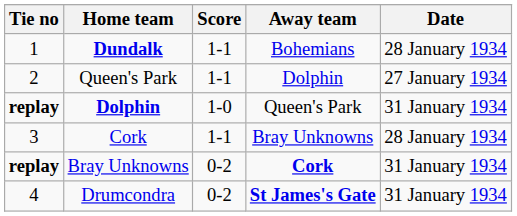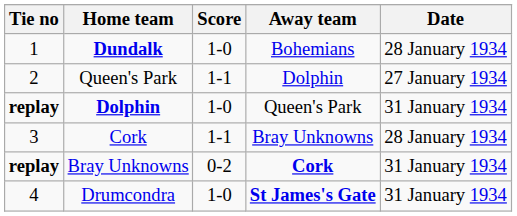(219, 48) 1-1 -> (219, 48) 1-0
(219, 195) 0-2 -> (219, 195) 1-0
